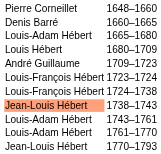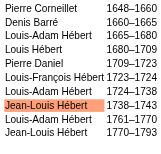(42, 64) André Guillaume -> (34, 64) Pierre Daniel
(54, 91) Louis-François Hébert -> (48, 91) Louis-Adam Hébert
- row: (132, 119)
